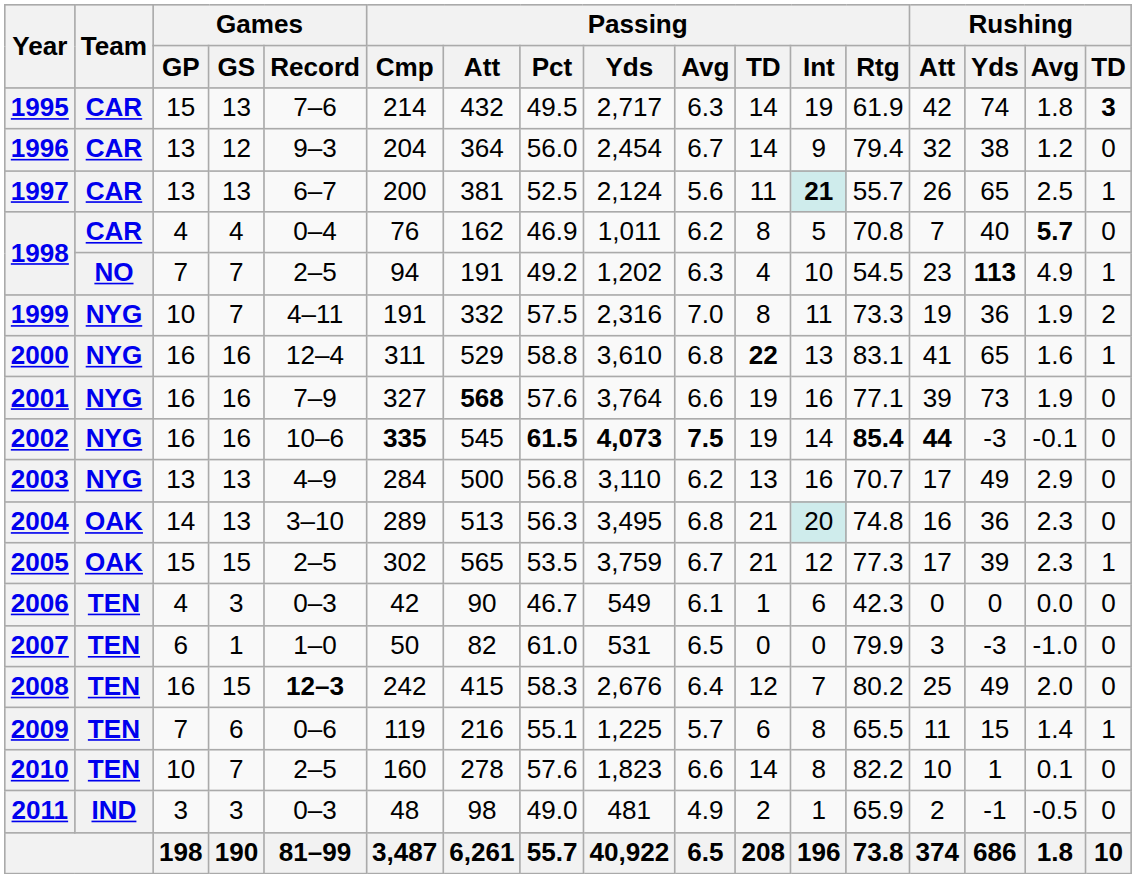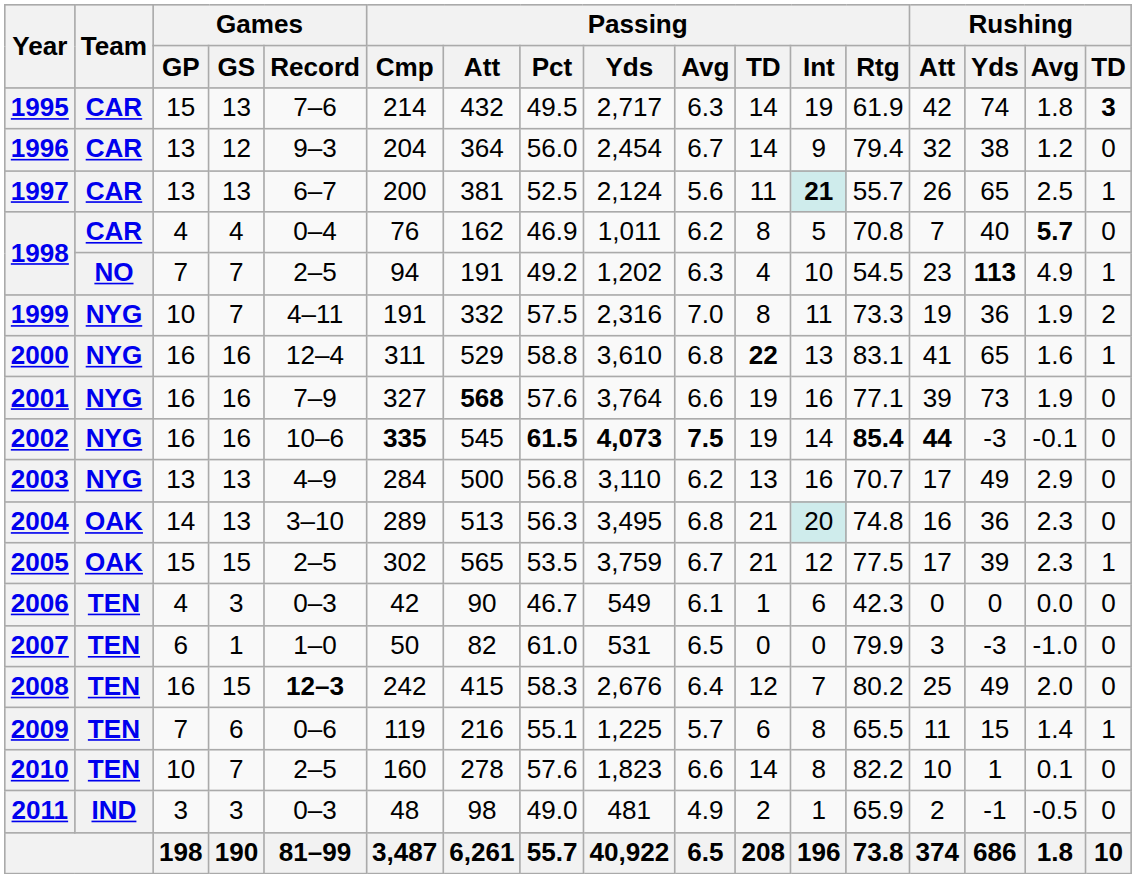(878, 562) 77.3 -> (878, 562) 77.5
